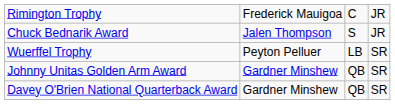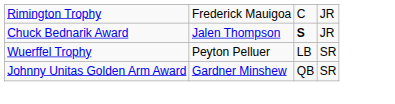(352, 33) normal -> (301, 33) bold
- row: (122, 90)
